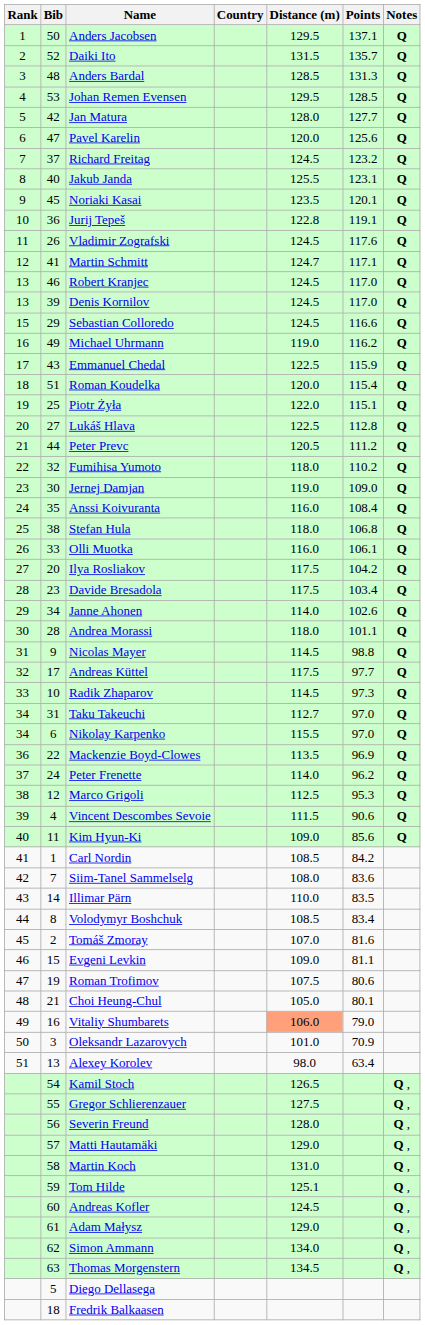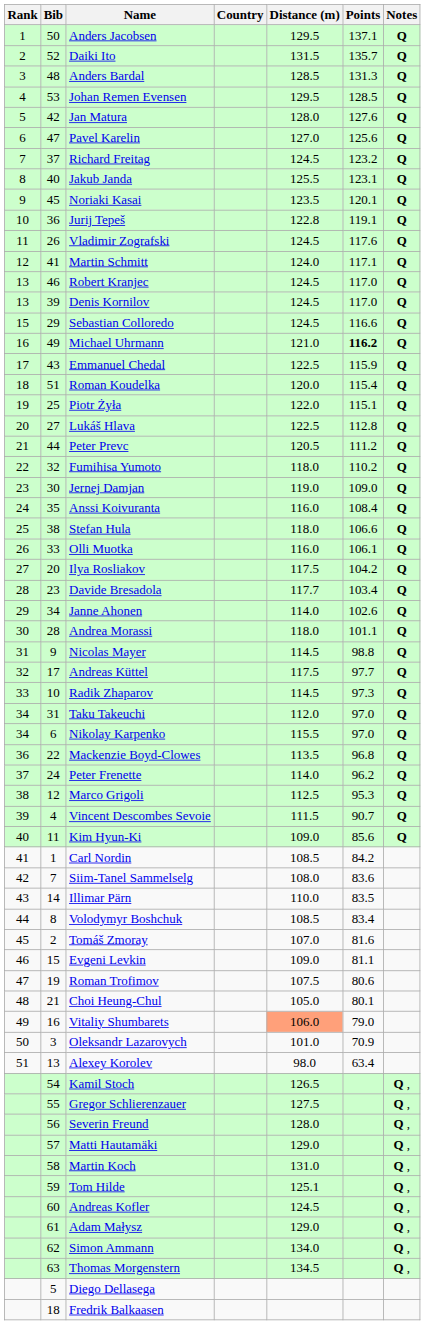(363, 117) 127.7 -> (363, 117) 127.6
(305, 138) 120.0 -> (305, 138) 127.0
(305, 261) 124.7 -> (305, 261) 124.0
(305, 343) 119.0 -> (305, 343) 121.0
(363, 343) normal -> (363, 343) bold
(363, 528) 106.8 -> (363, 528) 106.6
(305, 590) 117.5 -> (305, 590) 117.7
(305, 713) 112.7 -> (305, 713) 112.0
(363, 754) 96.9 -> (363, 754) 96.8
(363, 816) 90.6 -> (363, 816) 90.7
